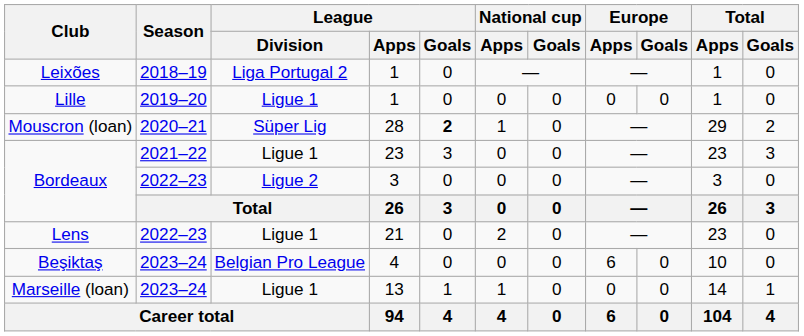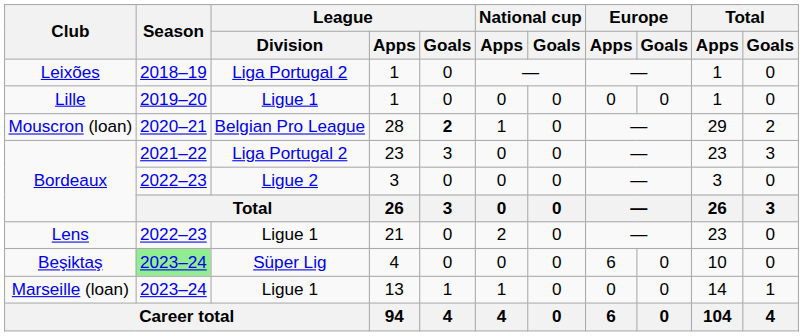(290, 126) Süper Lig -> (290, 126) Belgian Pro League
(290, 153) Ligue 1 -> (290, 153) Liga Portugal 2
(173, 262) no background -> (173, 262) lightgreen background
(290, 262) Belgian Pro League -> (290, 262) Süper Lig
